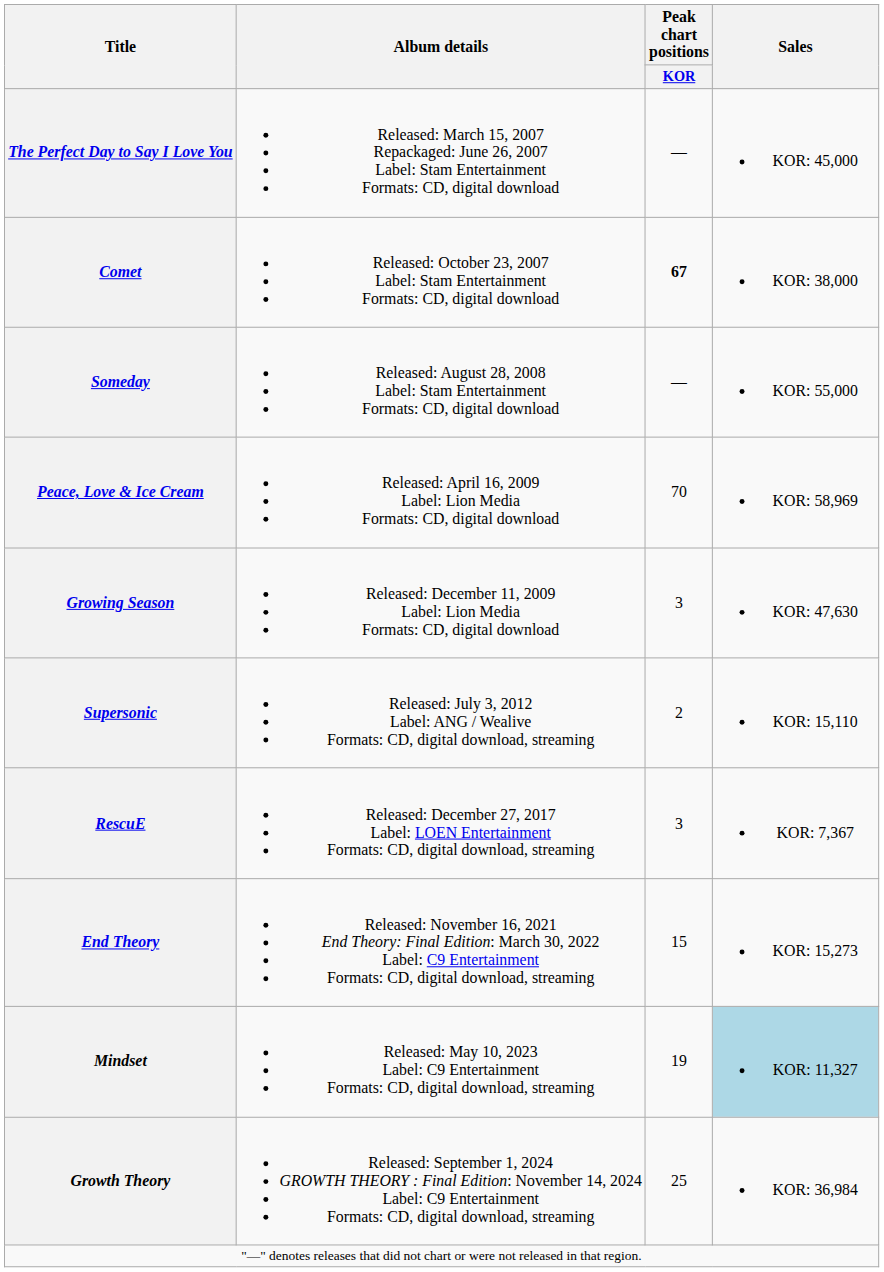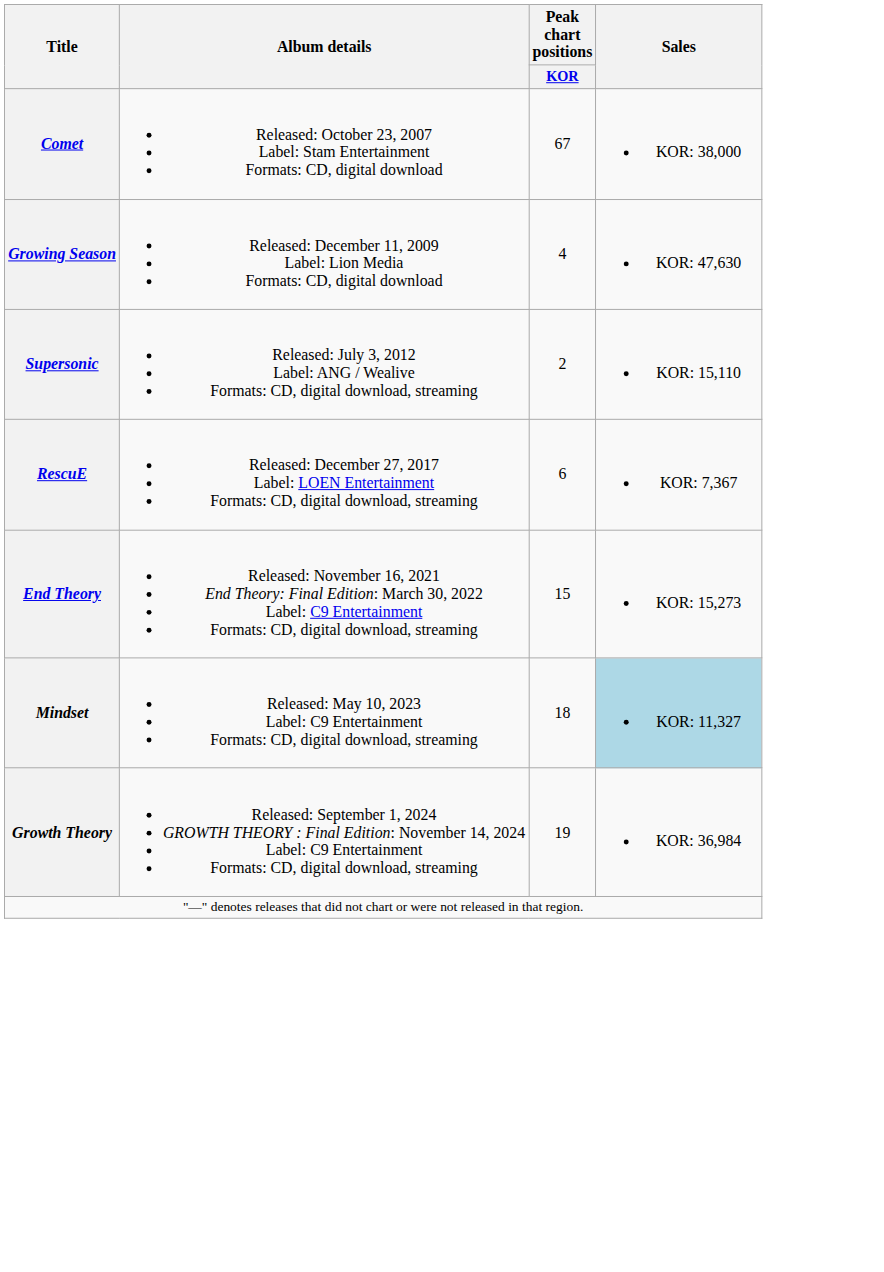- row: (120, 152)
(679, 271) bold -> (562, 143) normal
- row: (120, 382)
- row: (120, 492)
(679, 602) 3 -> (562, 254) 4
(679, 823) 3 -> (562, 474) 6
(679, 1061) 19 -> (562, 713) 18
(679, 1180) 25 -> (562, 832) 19
